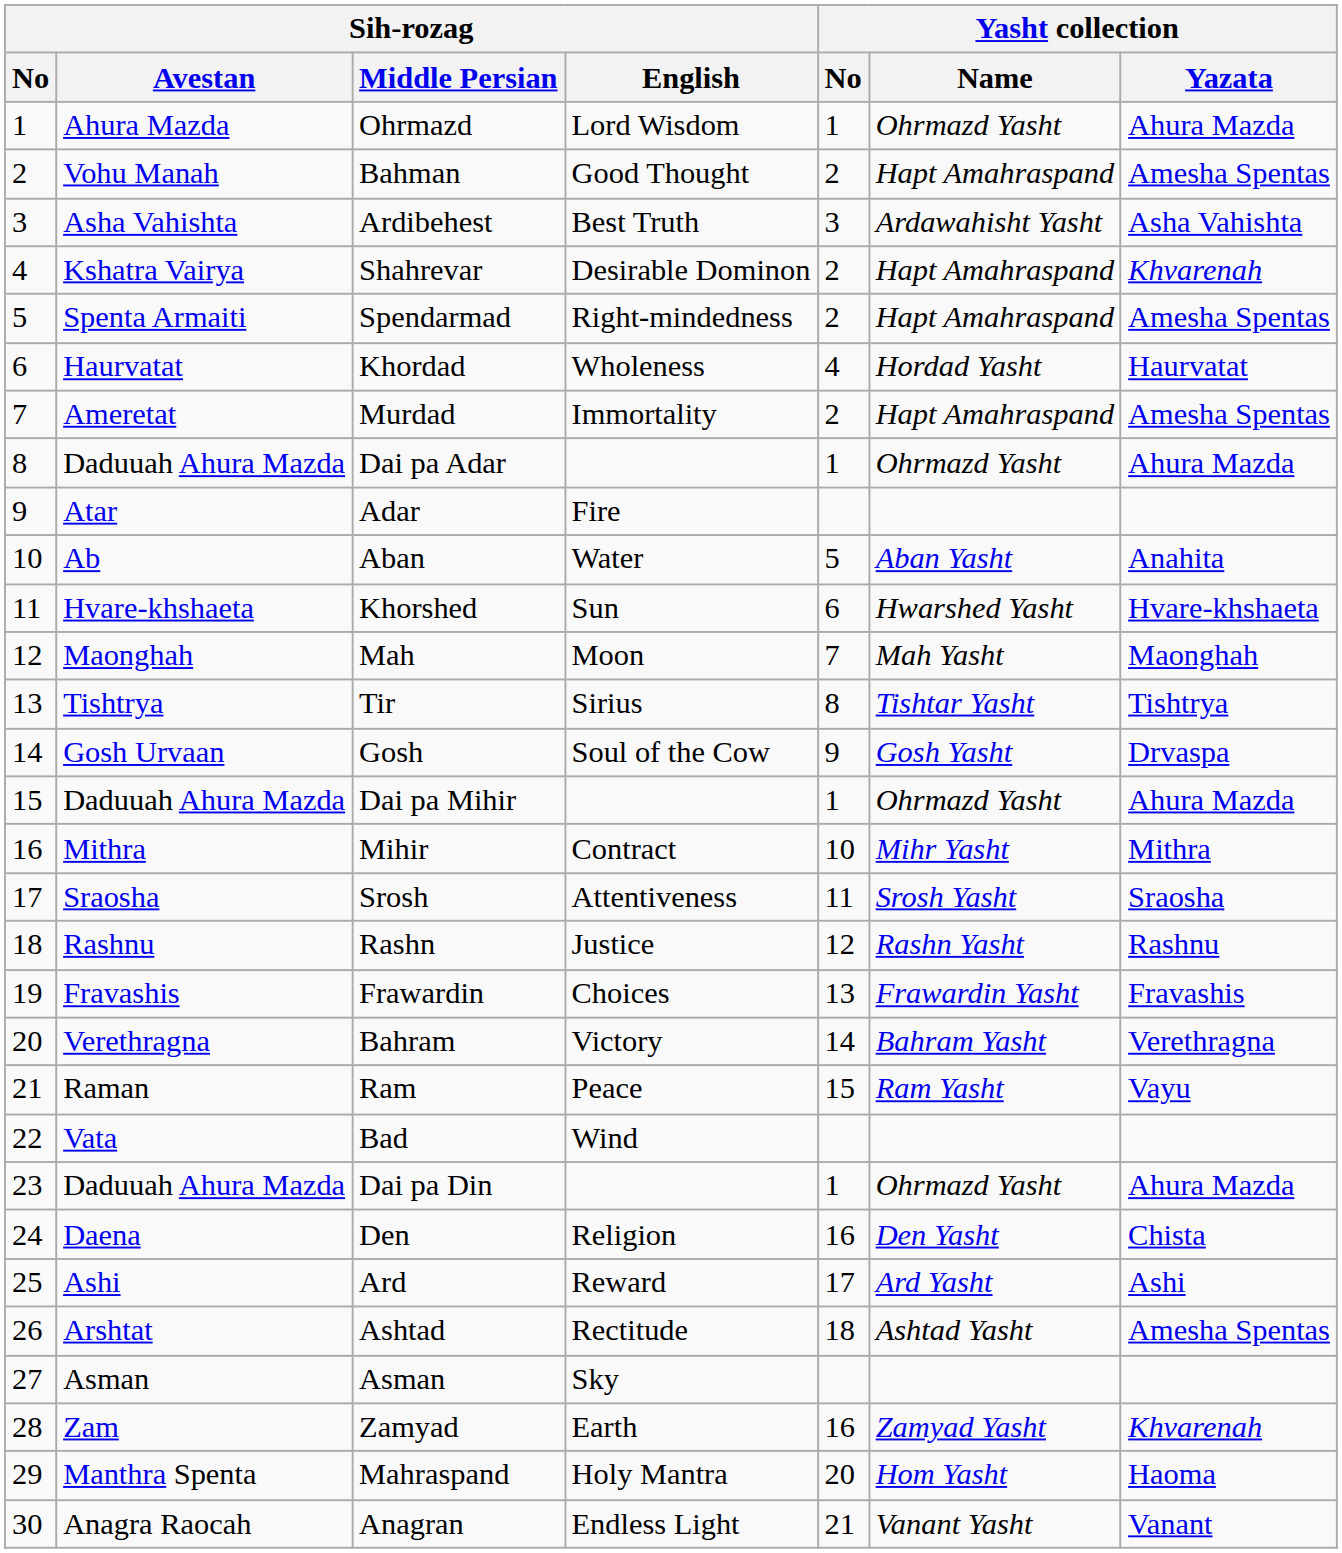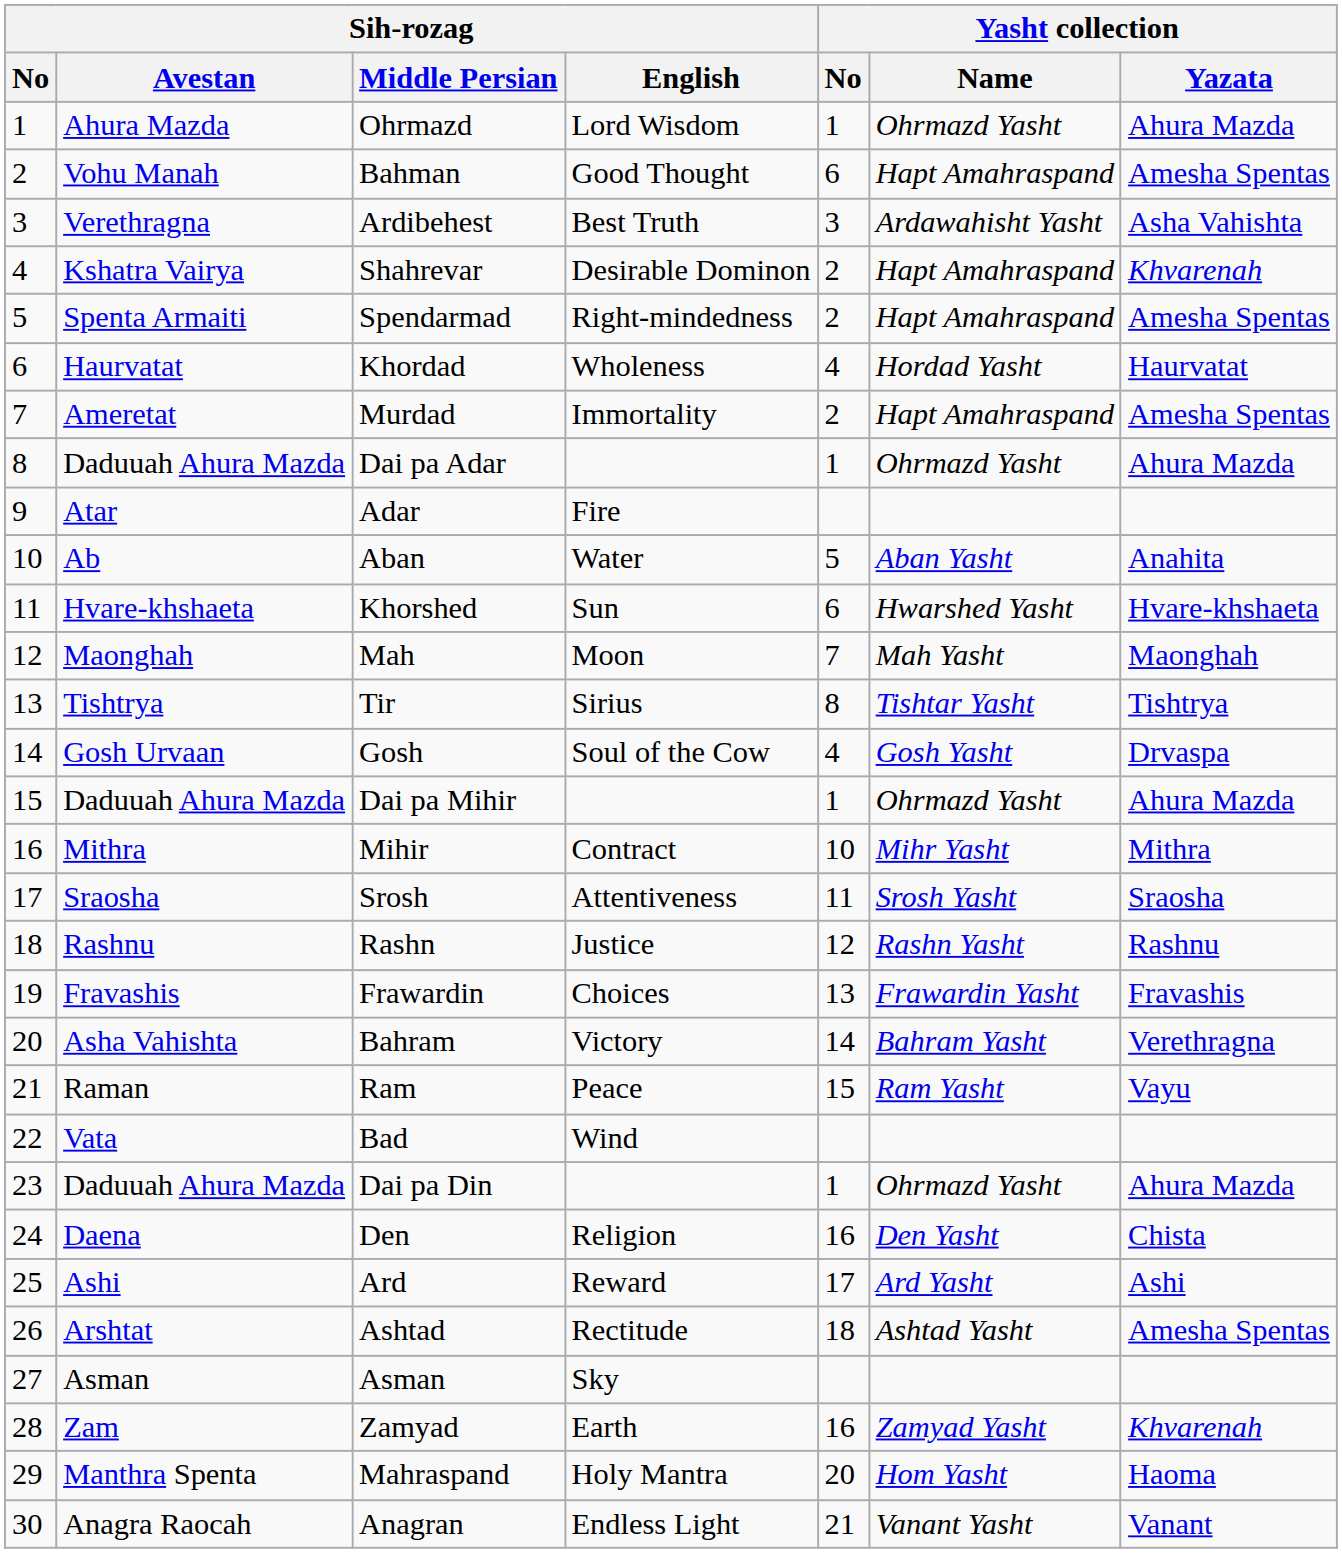(832, 173) 2 -> (832, 173) 6
(150, 221) Asha Vahishta -> (137, 221) Verethragna
(832, 751) 9 -> (832, 751) 4
(137, 1041) Verethragna -> (150, 1041) Asha Vahishta
